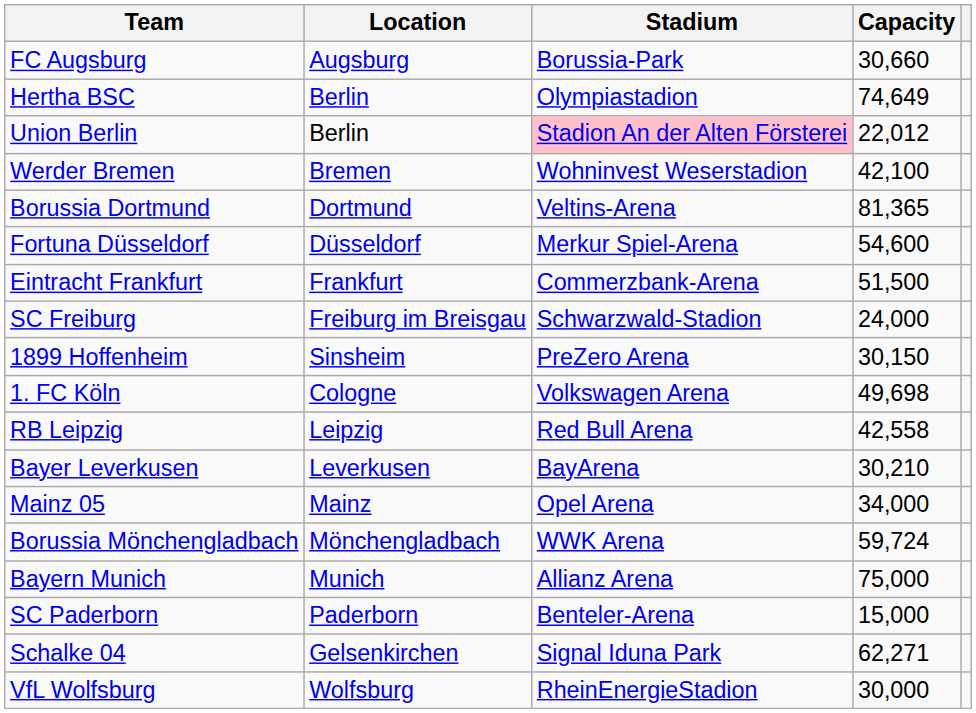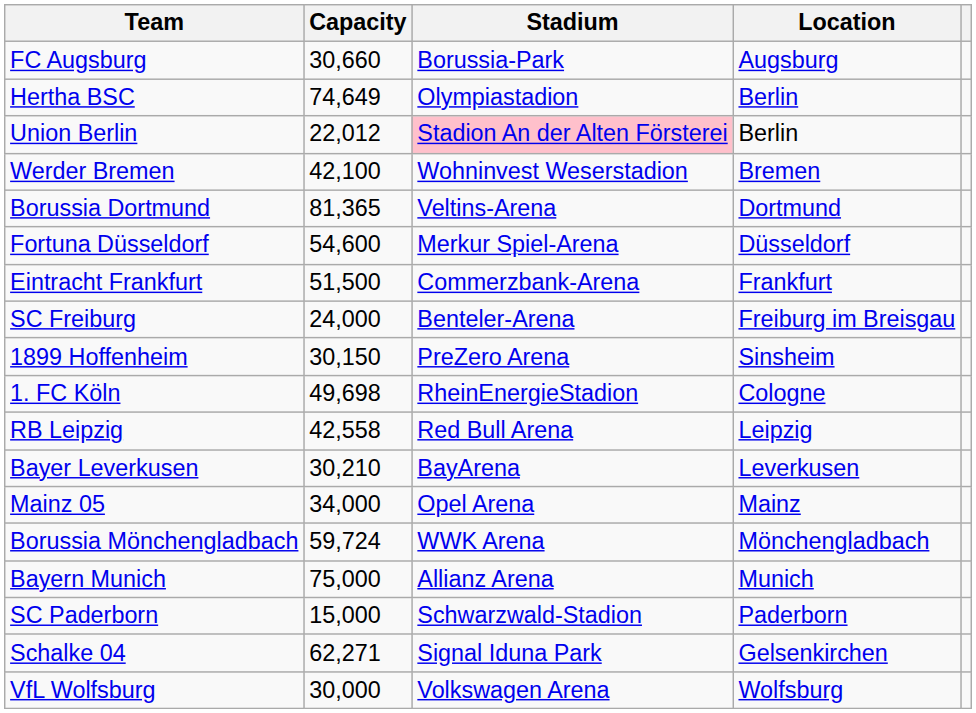columns swapped: (418, 23) <-> (907, 23)
(649, 319) Schwarzwald-Stadion -> (496, 319) Benteler-Arena
(633, 393) Volkswagen Arena -> (528, 393) RheinEnergieStadion
(615, 615) Benteler-Arena -> (530, 615) Schwarzwald-Stadion
(647, 689) RheinEnergieStadion -> (513, 689) Volkswagen Arena
